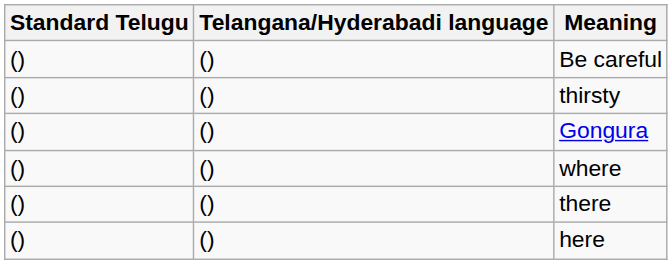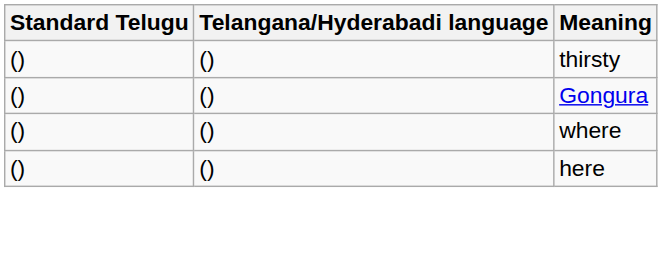- row: (611, 58)
- row: (585, 204)
